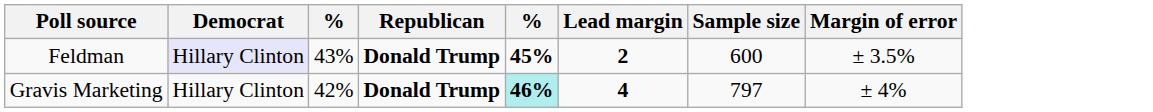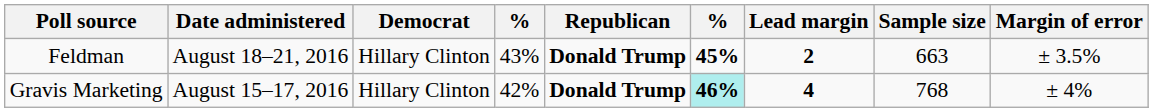+ column: (260, 21)
(238, 55) lavender background -> (424, 55) no background
(746, 55) 600 -> (932, 55) 663
(746, 90) 797 -> (932, 90) 768
